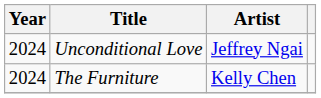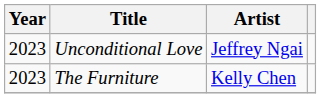(27, 48) 2024 -> (27, 48) 2023
(27, 78) 2024 -> (27, 78) 2023
